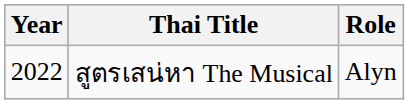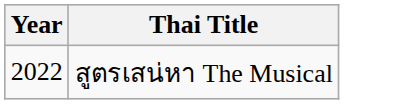- column: (371, 25)
